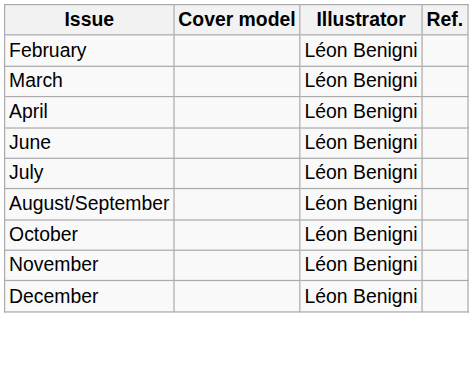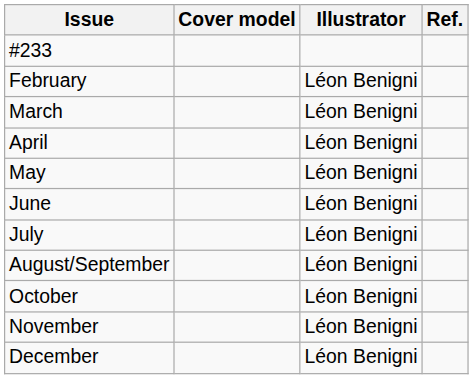+ row: (31, 50)
+ row: (27, 173)
